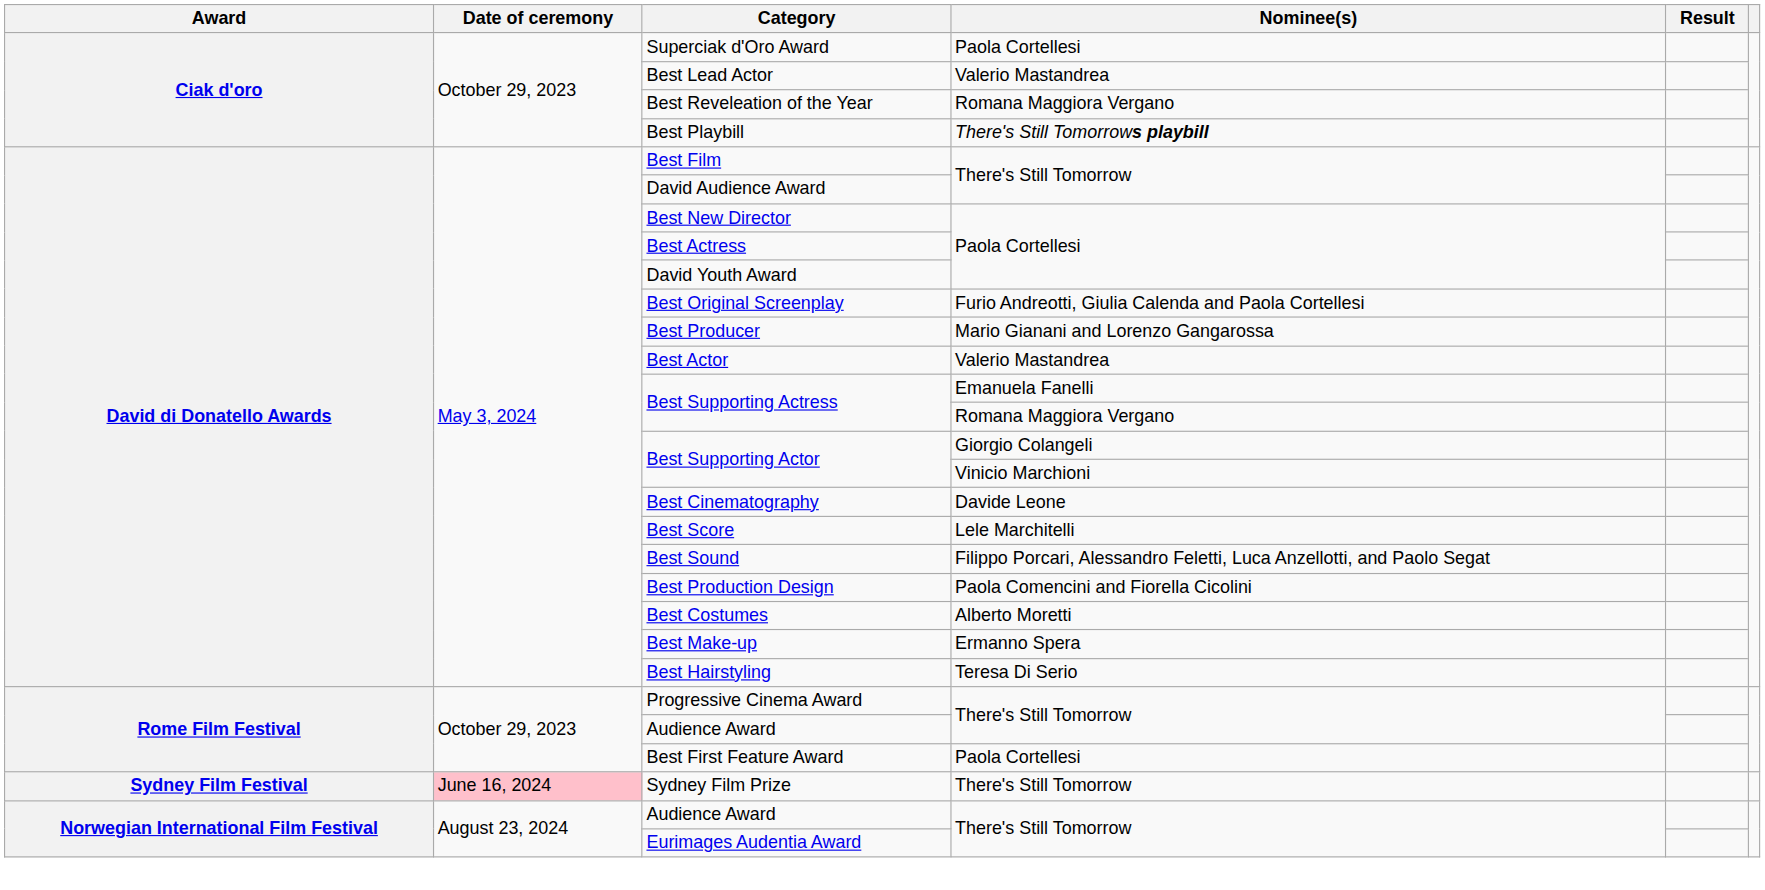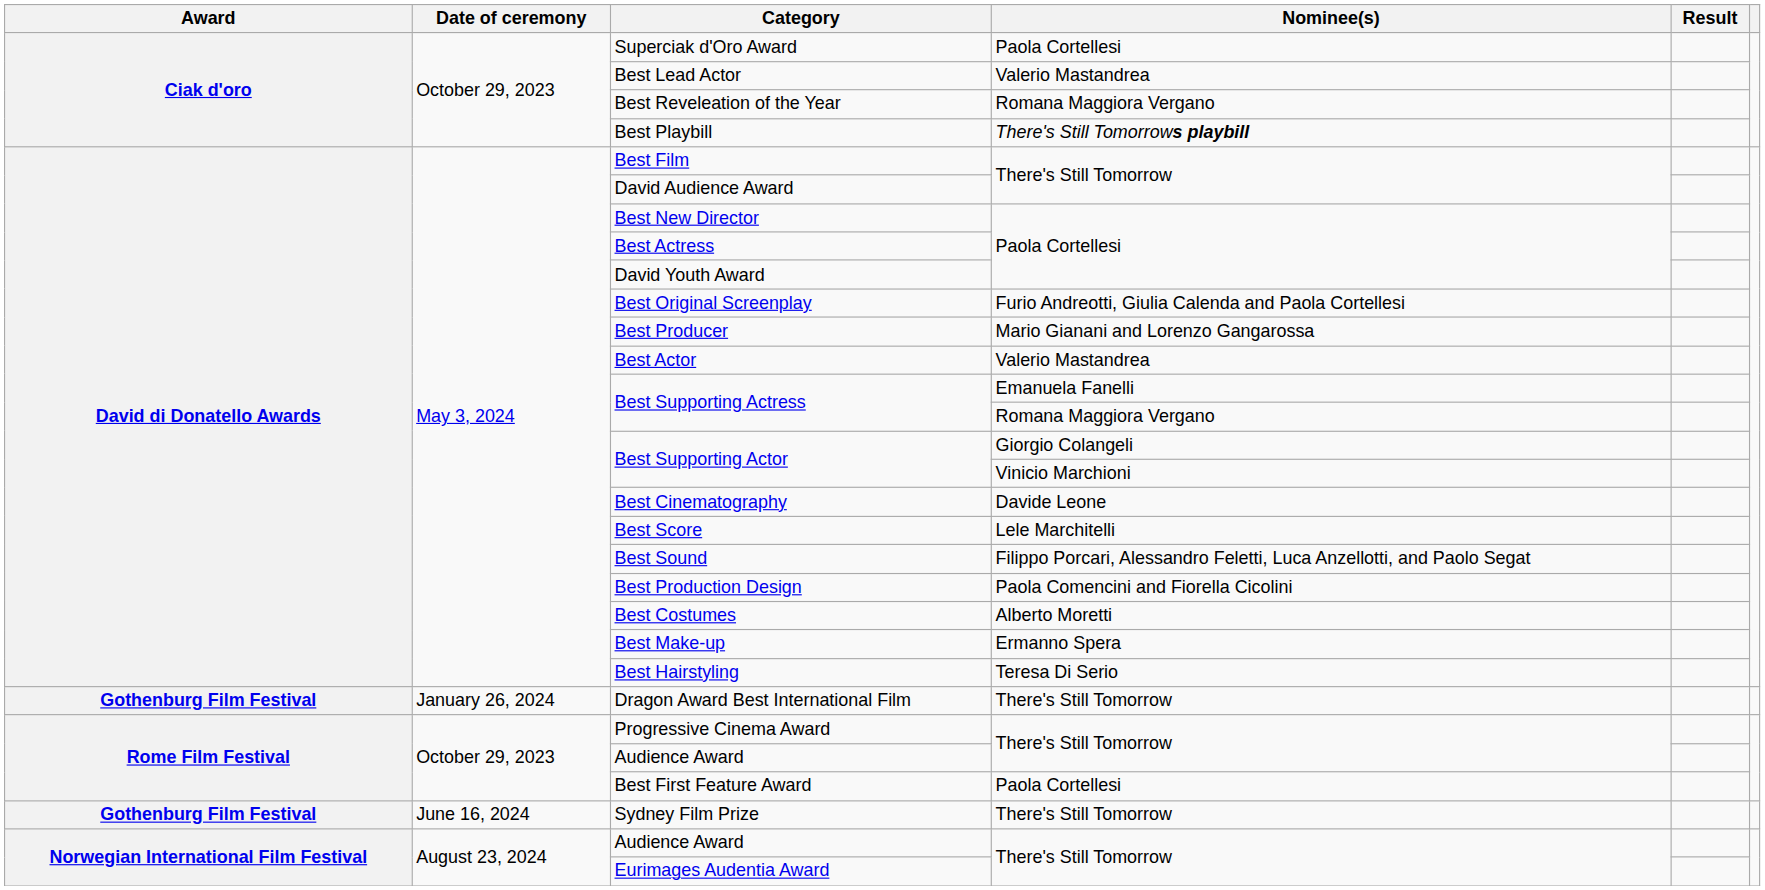+ row: (763, 700)
(219, 786) Sydney Film Festival -> (208, 814) Gothenburg Film Festival
(494, 786) pink background -> (473, 814) no background
